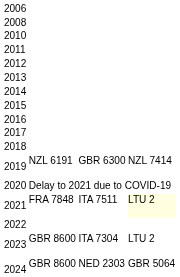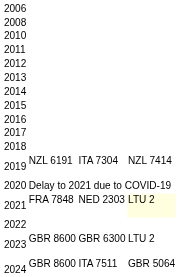(102, 161) GBR 6300 -> (98, 161) ITA 7304
(98, 200) ITA 7511 -> (102, 200) NED 2303
(98, 239) ITA 7304 -> (102, 239) GBR 6300
(102, 264) NED 2303 -> (98, 264) ITA 7511
